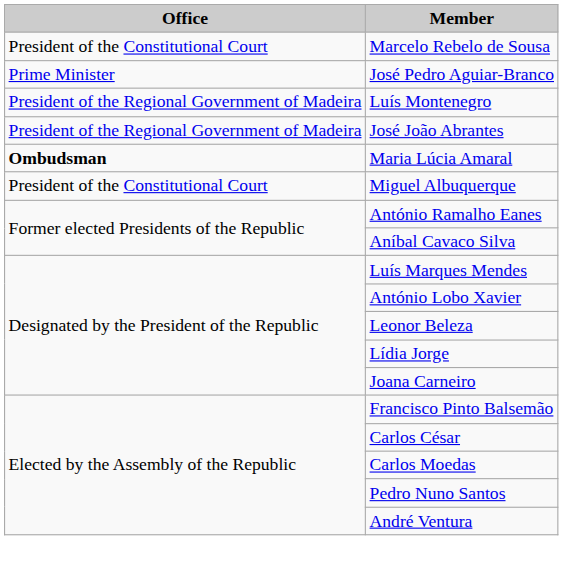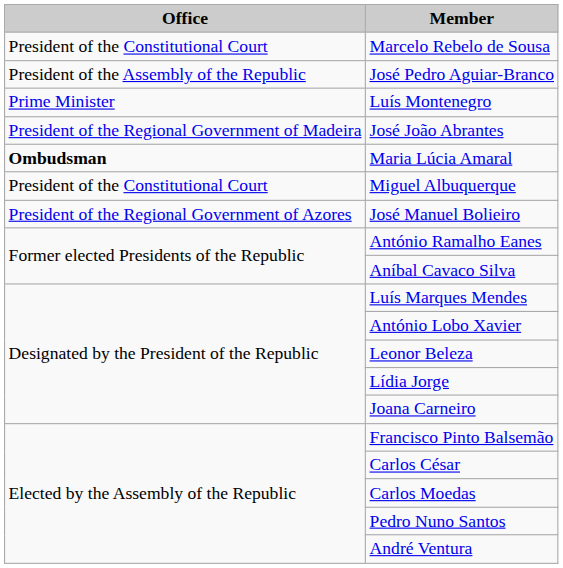(62, 74) Prime Minister -> (157, 74) President of the Assembly of the Republic
(185, 102) President of the Regional Government of Madeira -> (62, 102) Prime Minister
+ row: (445, 213)
